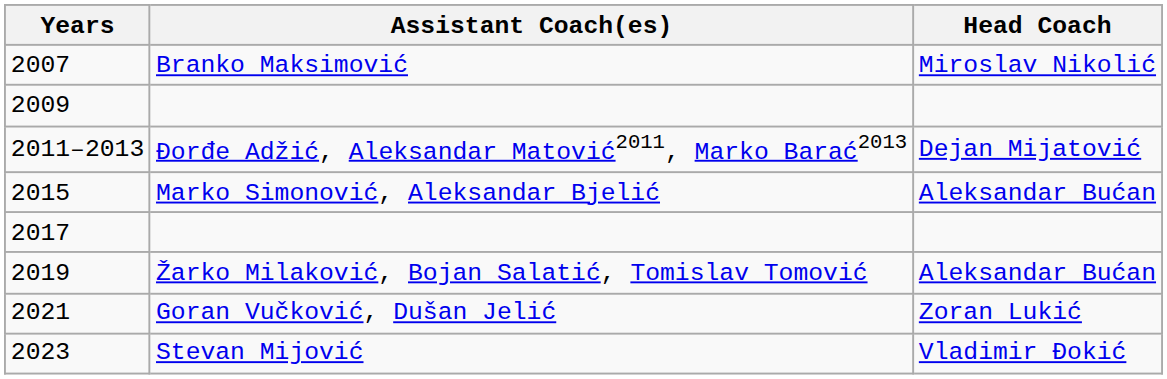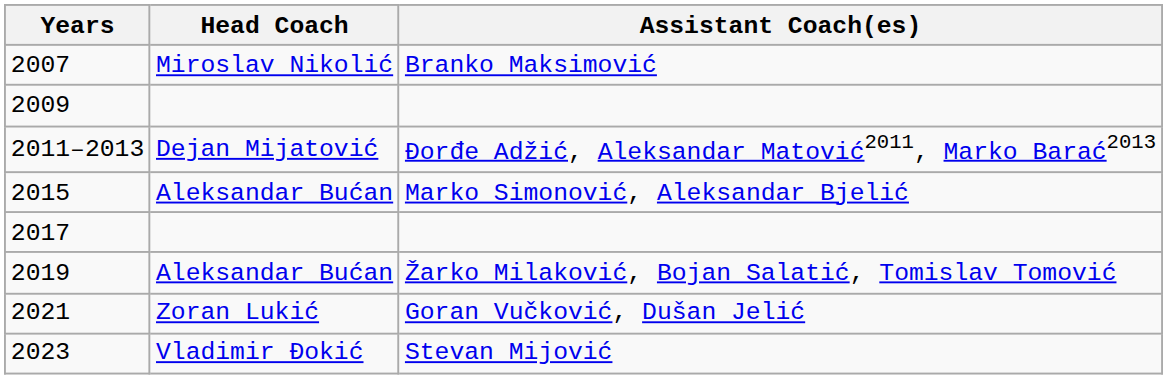columns swapped: (1037, 25) <-> (532, 25)
